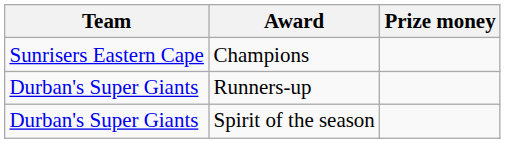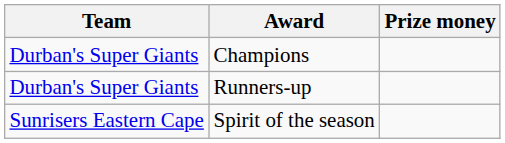(107, 54) Sunrisers Eastern Cape -> (104, 54) Durban's Super Giants
(104, 120) Durban's Super Giants -> (107, 120) Sunrisers Eastern Cape
